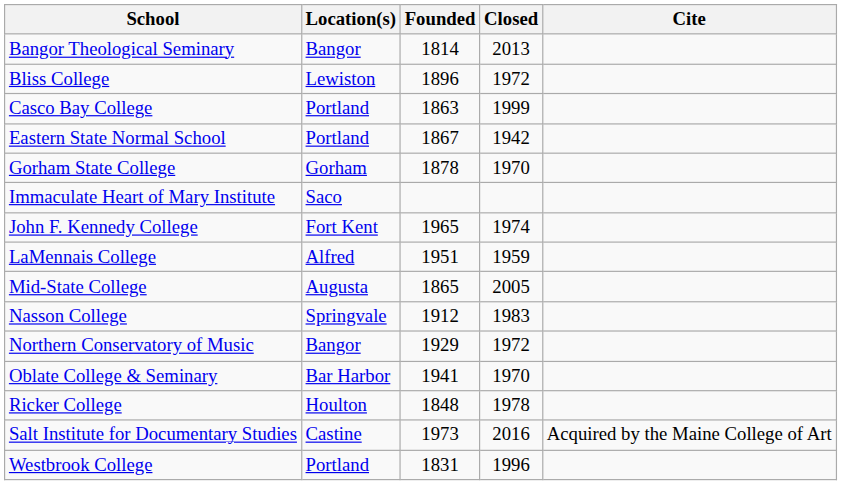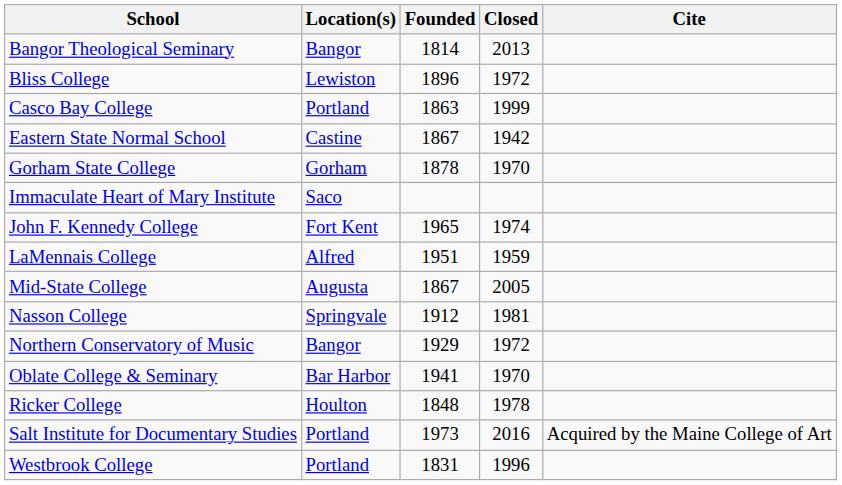(337, 138) Portland -> (334, 138) Castine
(440, 286) 1865 -> (440, 286) 1867
(511, 316) 1983 -> (511, 316) 1981
(334, 434) Castine -> (337, 434) Portland
